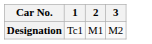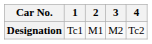+ column: (136, 13)
